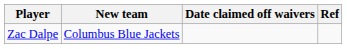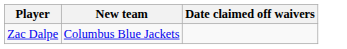- column: (330, 14)
